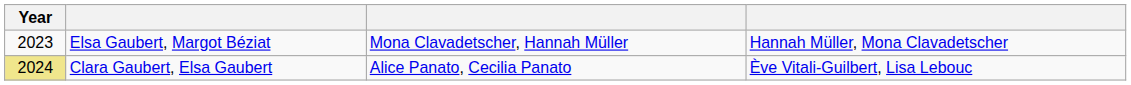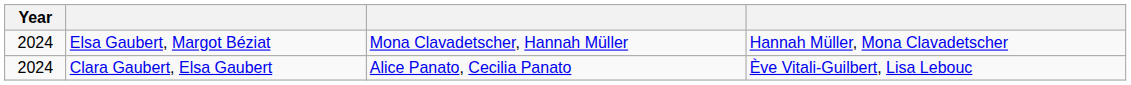(35, 43) 2023 -> (35, 43) 2024
(35, 68) khaki background -> (35, 68) no background
